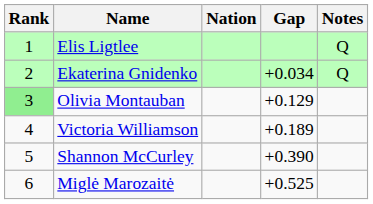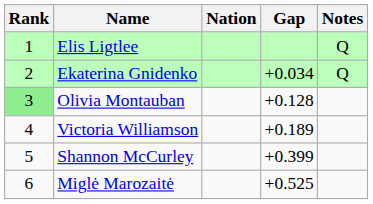(289, 101) +0.129 -> (289, 101) +0.128
(289, 156) +0.390 -> (289, 156) +0.399
